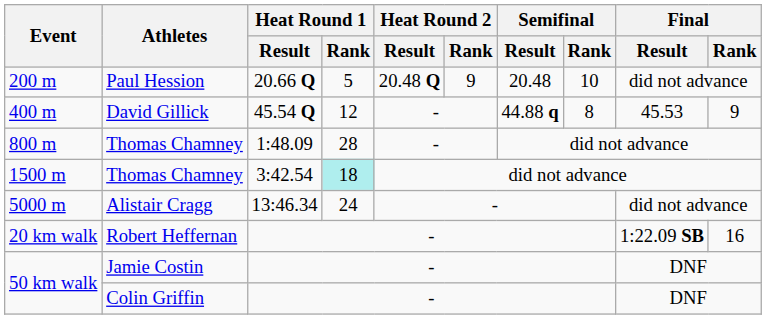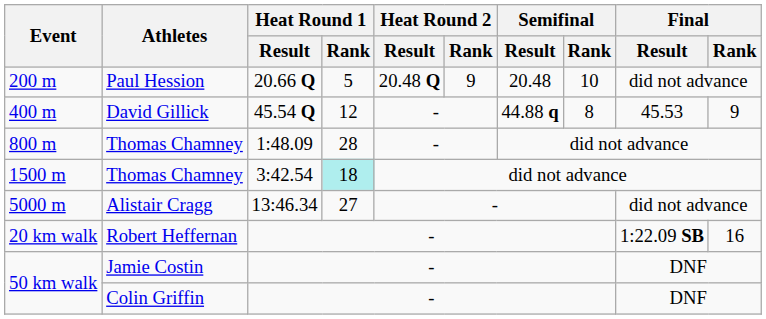(348, 205) 24 -> (348, 205) 27
